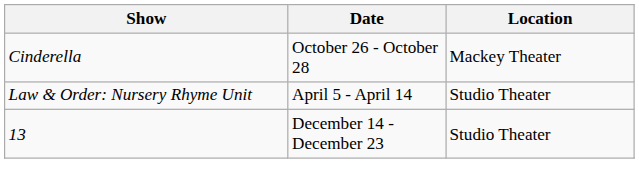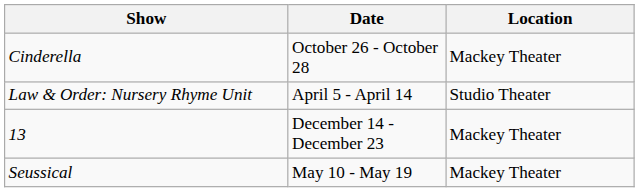(500, 134) Studio Theater -> (505, 134) Mackey Theater
+ row: (40, 172)
